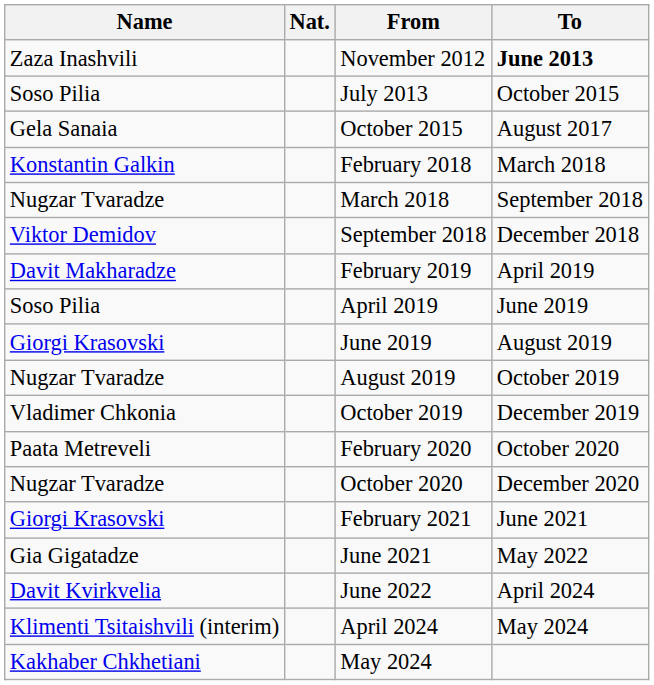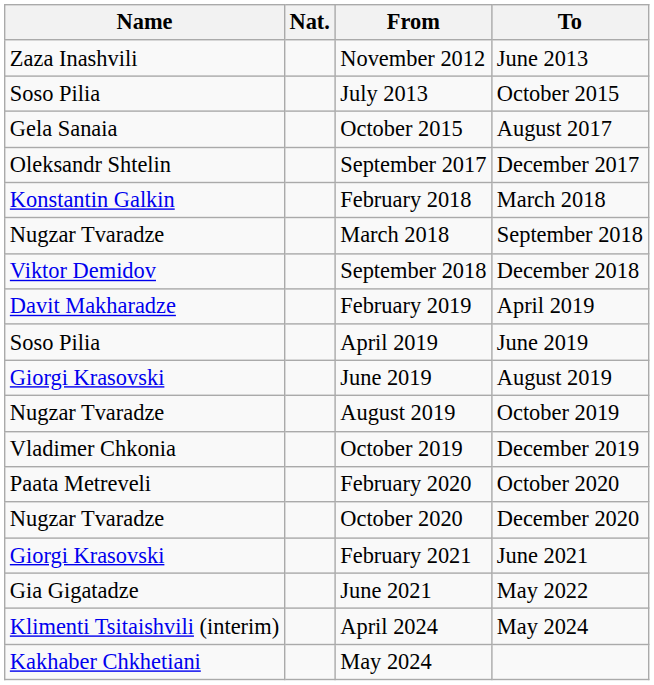(545, 57) bold -> (543, 57) normal
+ row: (413, 164)
- row: (386, 590)
